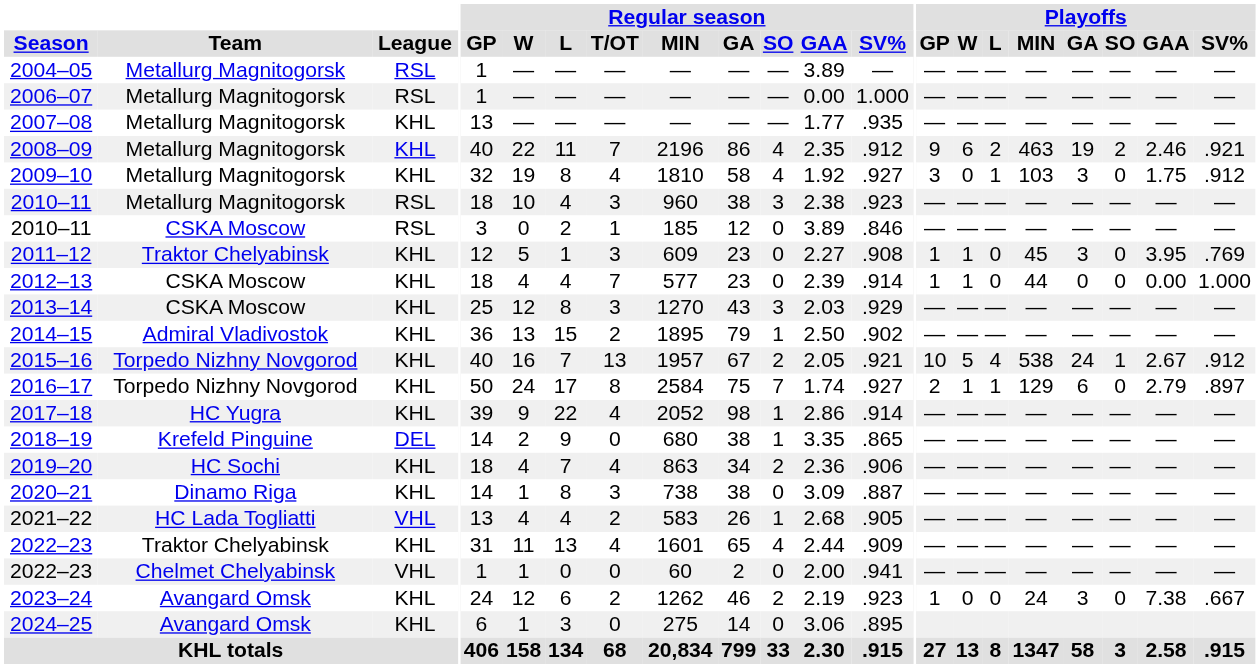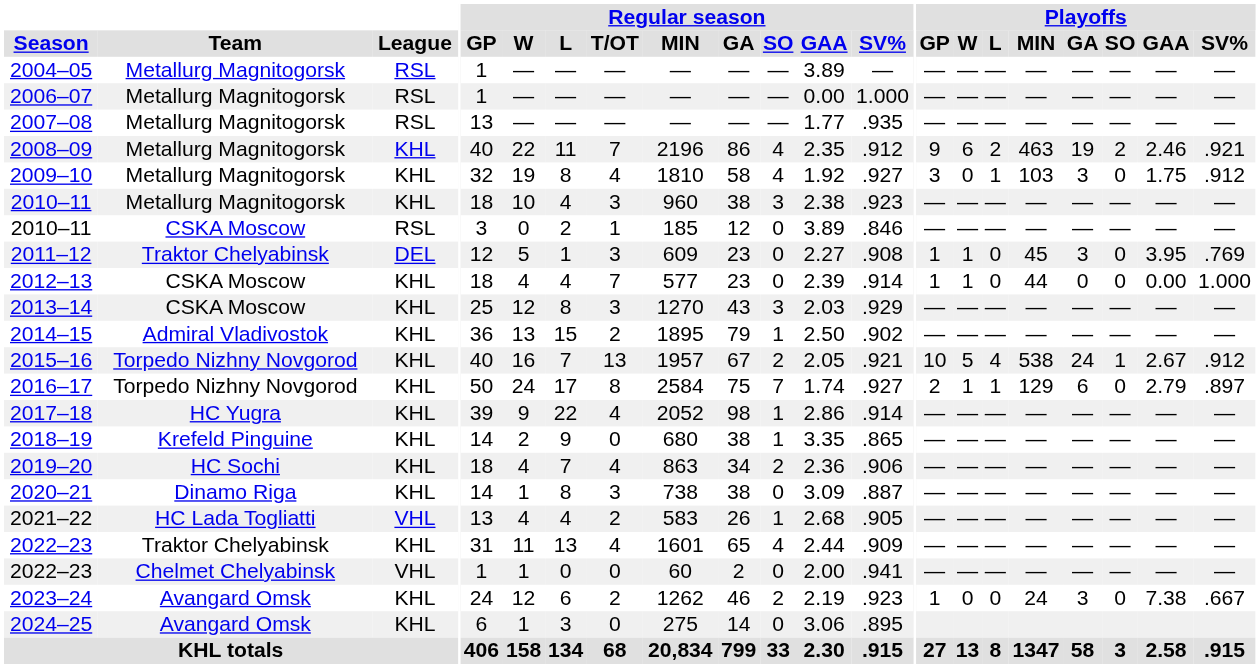(415, 122) KHL -> (415, 122) RSL
(415, 201) RSL -> (415, 201) KHL
(415, 254) KHL -> (415, 254) DEL
(415, 439) DEL -> (415, 439) KHL
